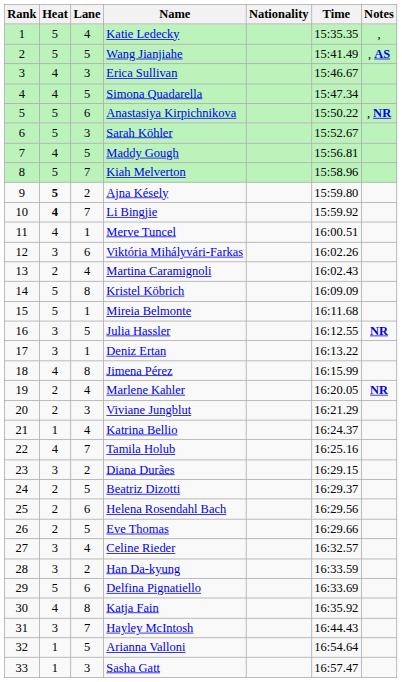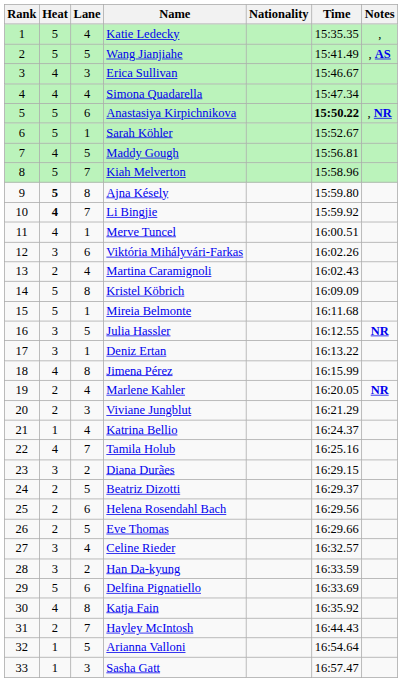(87, 93) 5 -> (87, 93) 4
(336, 113) normal -> (337, 113) bold
(87, 133) 3 -> (87, 133) 1
(87, 192) 2 -> (87, 192) 8
(55, 627) 3 -> (55, 627) 2
